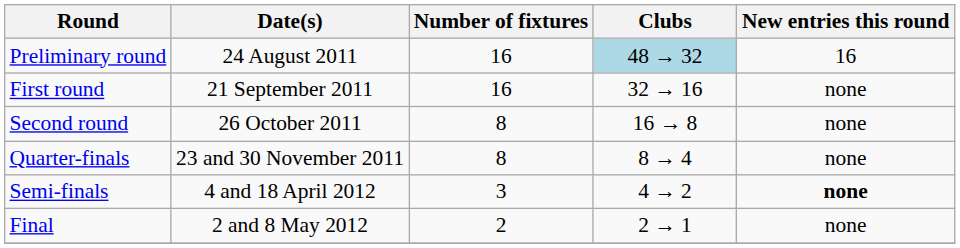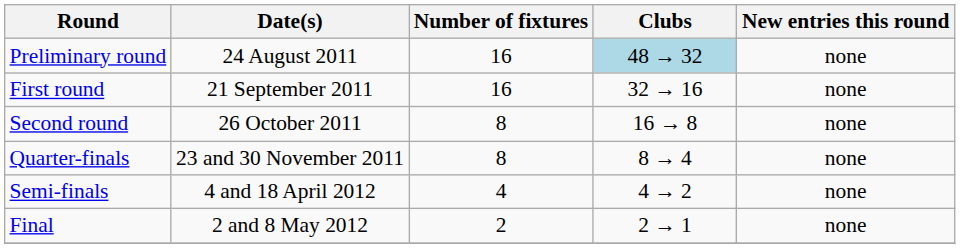(846, 55) 16 -> (846, 55) none
(501, 191) 3 -> (501, 191) 4
(846, 191) bold -> (846, 191) normal
